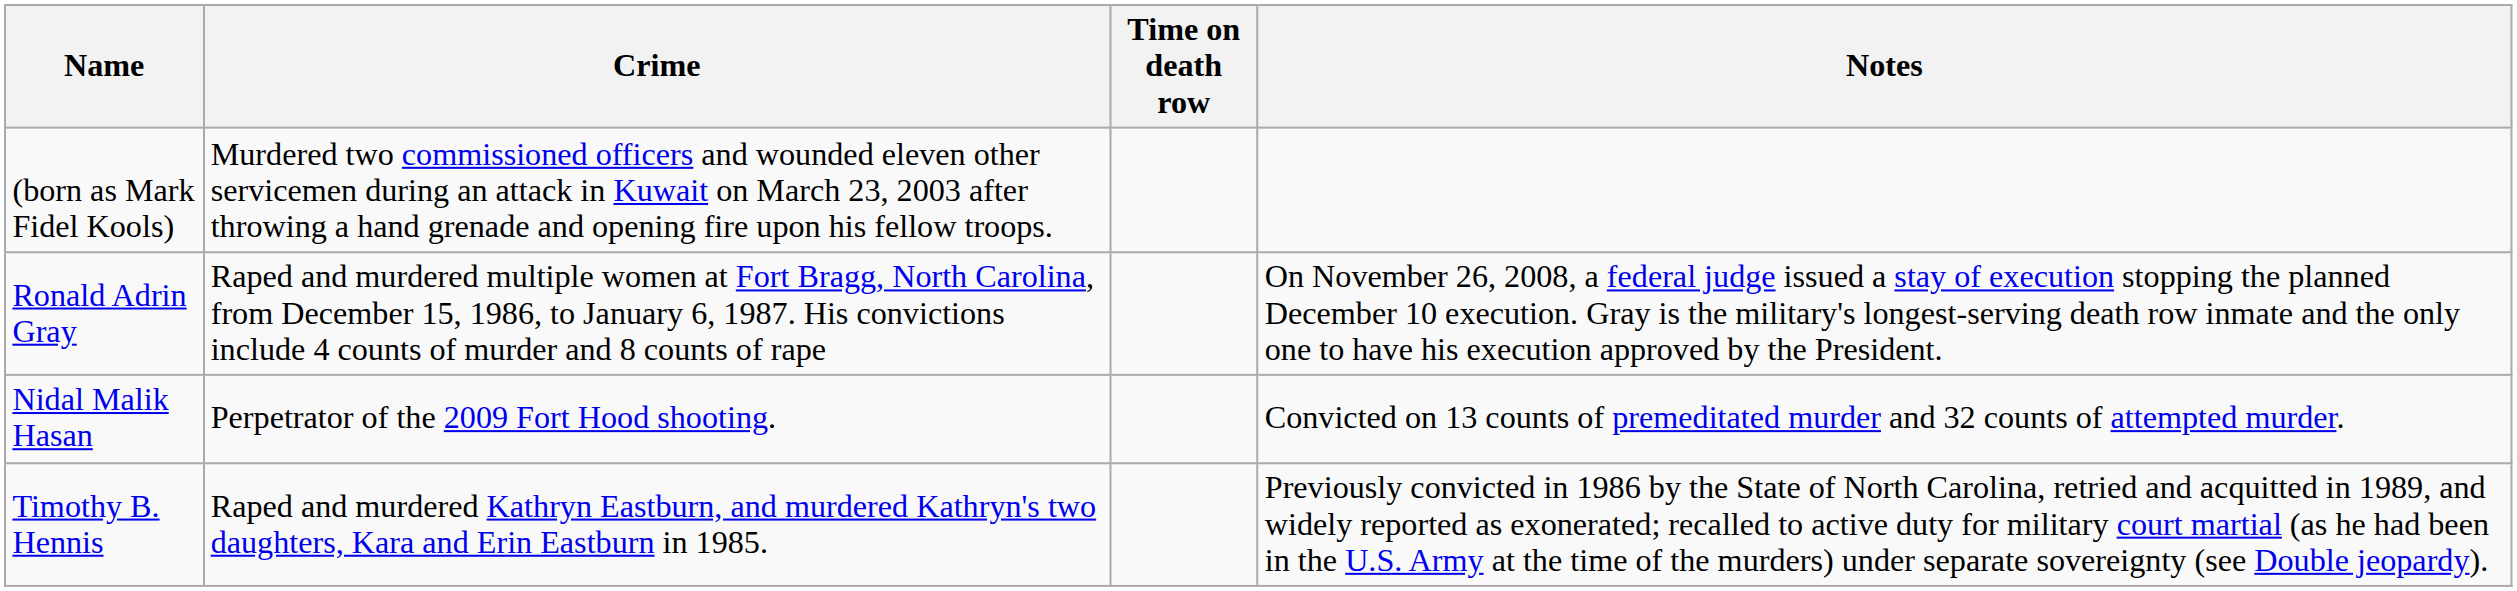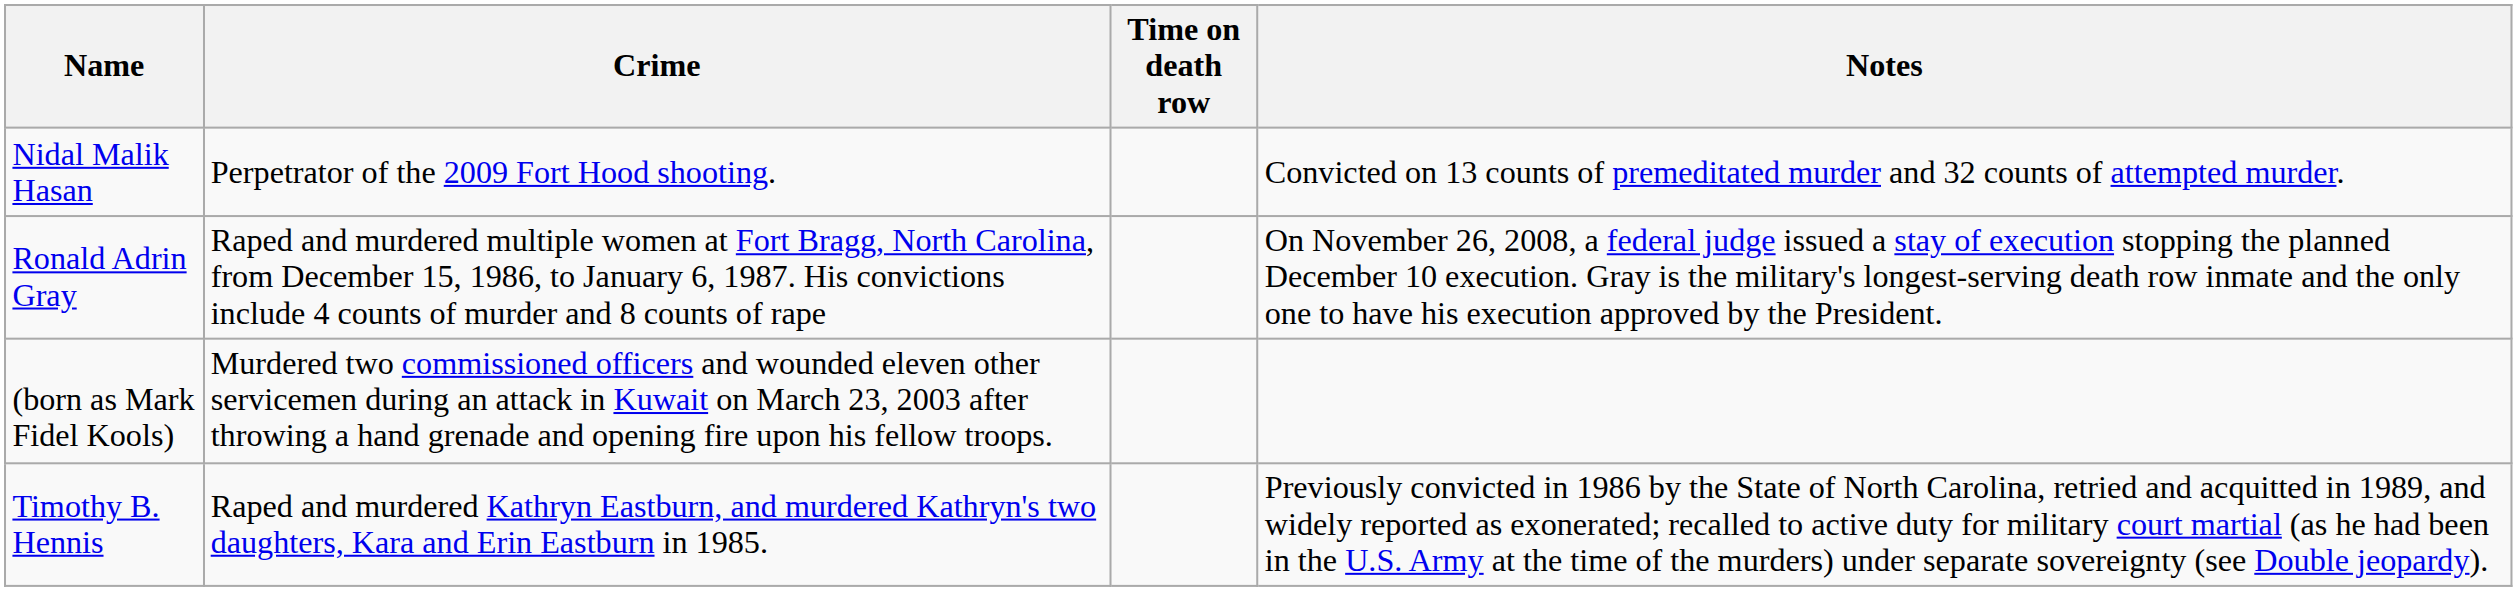rows swapped: (104, 207) <-> (91, 418)
